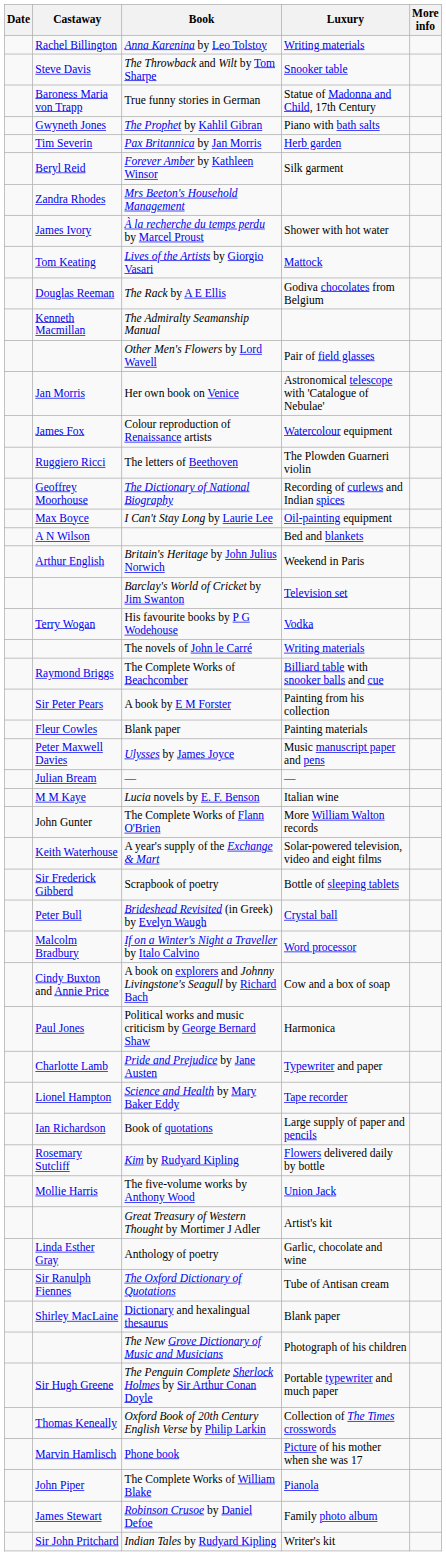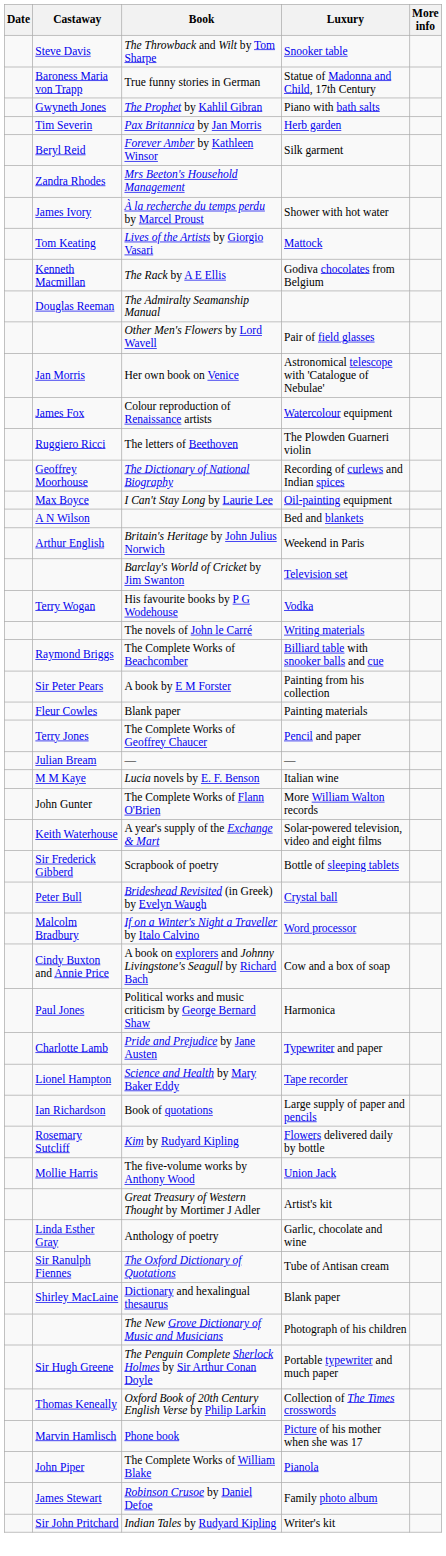- row: (196, 44)
(75, 293) Douglas Reeman -> (60, 275) Kenneth Macmillan
(60, 324) Kenneth Macmillan -> (75, 306) Douglas Reeman
- row: (179, 754)
+ row: (180, 736)
